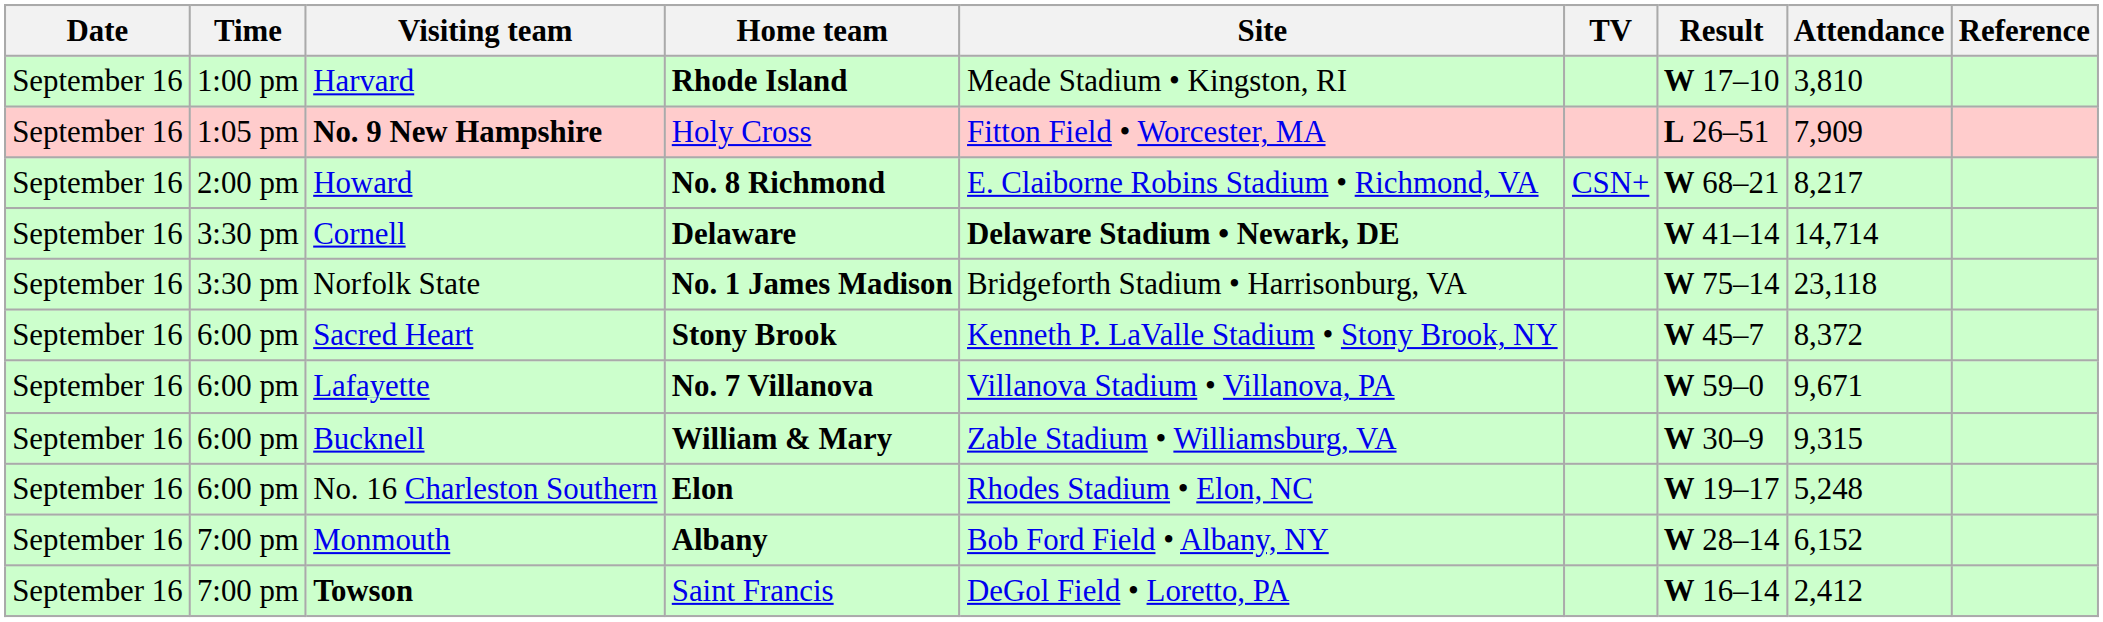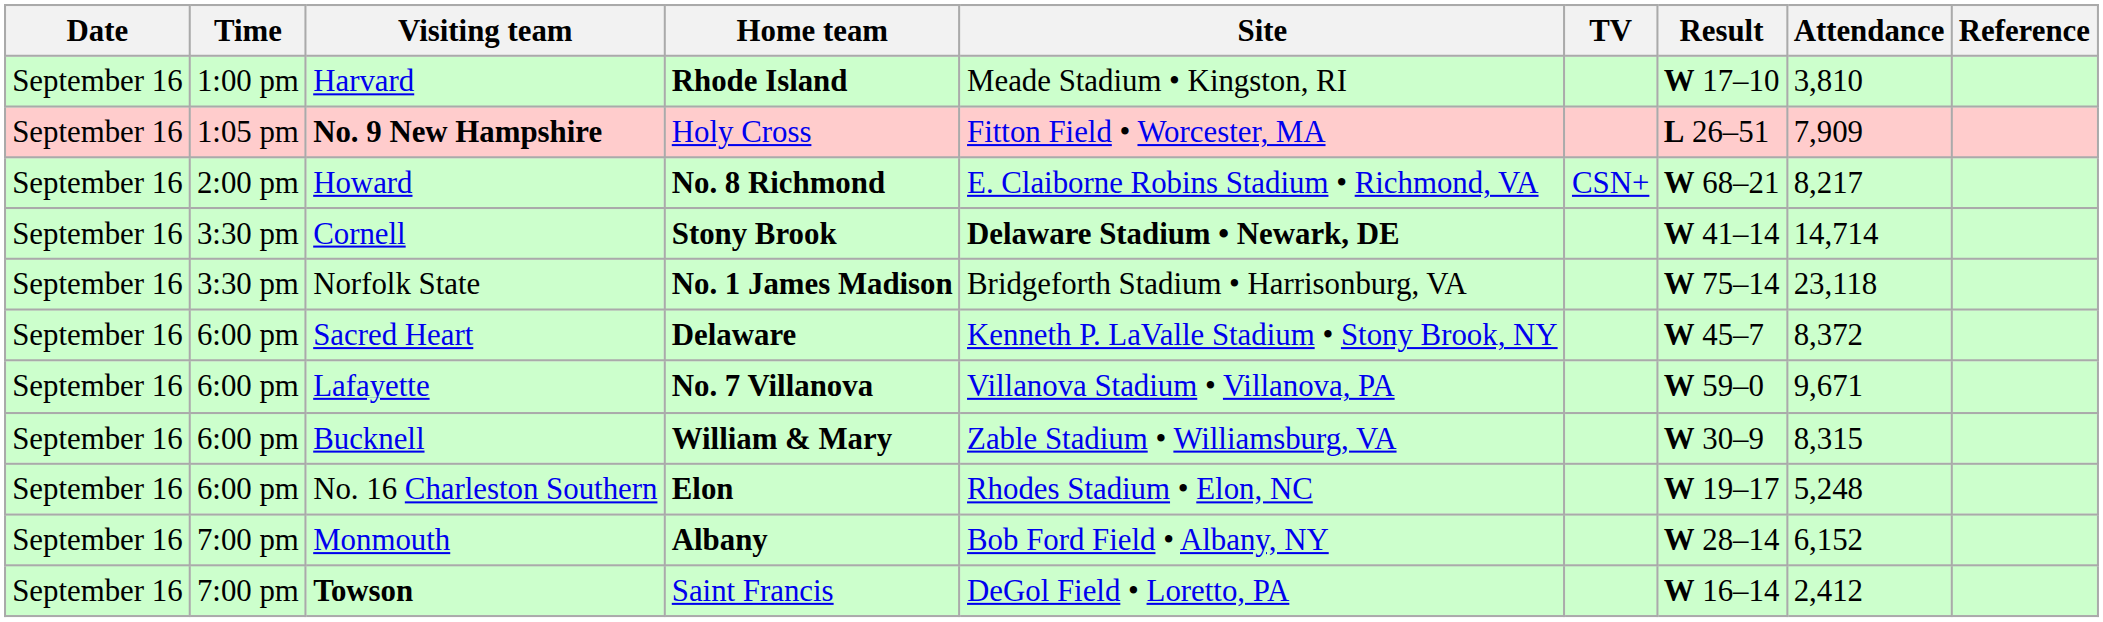(734, 233) Delaware -> (754, 233) Stony Brook
(754, 335) Stony Brook -> (734, 335) Delaware
(1828, 437) 9,315 -> (1828, 437) 8,315
